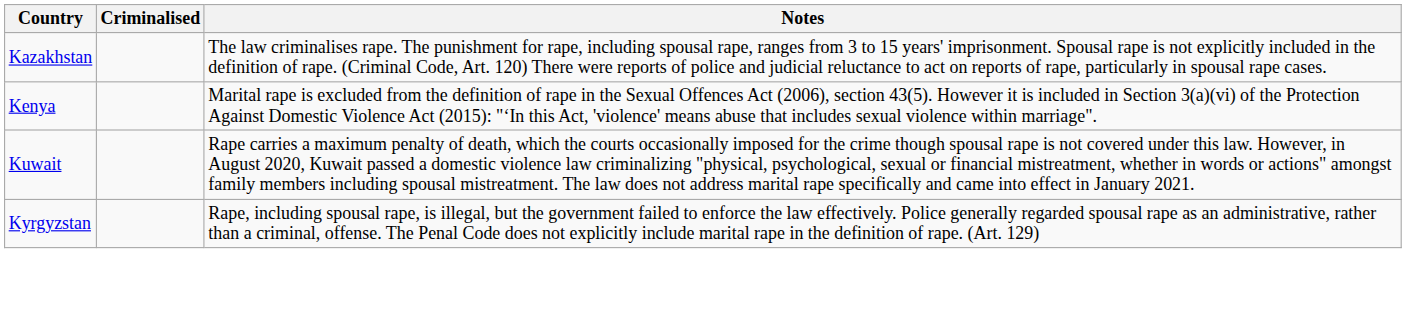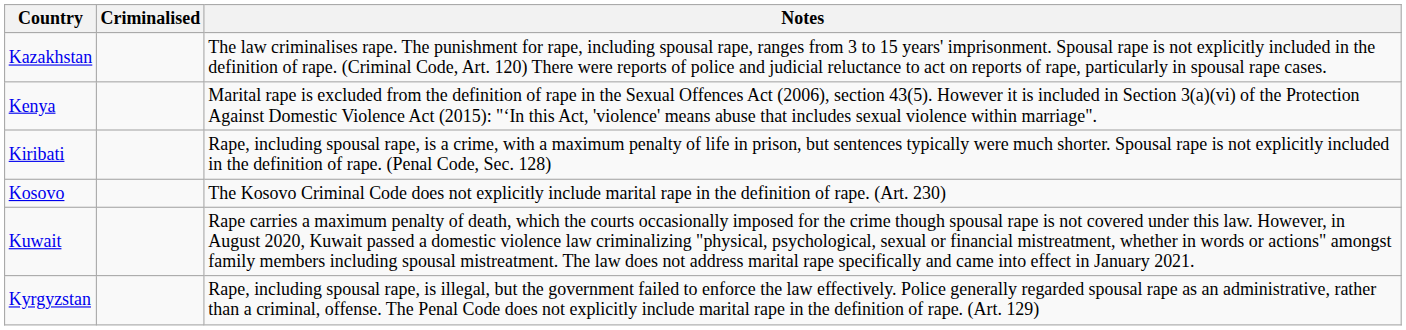+ row: (37, 154)
+ row: (37, 192)
